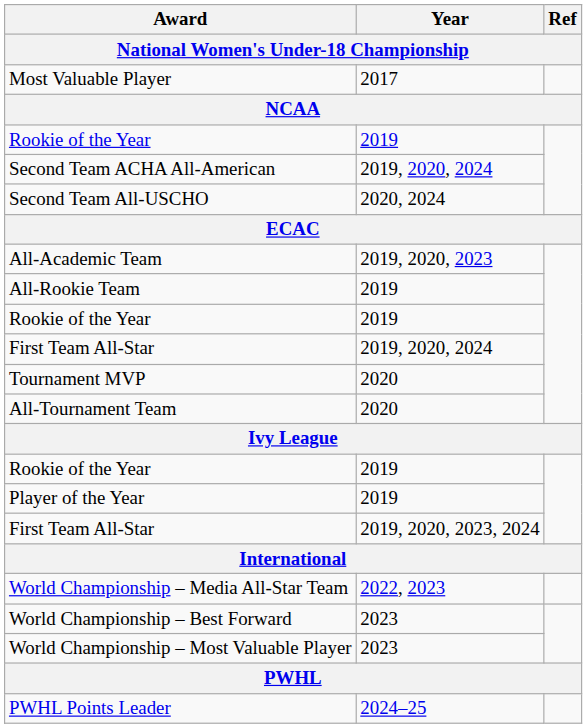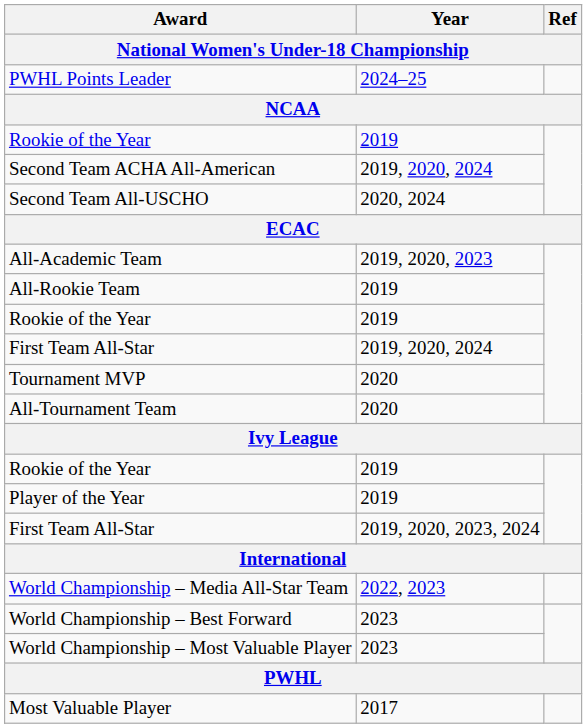rows swapped: (90, 79) <-> (90, 708)
